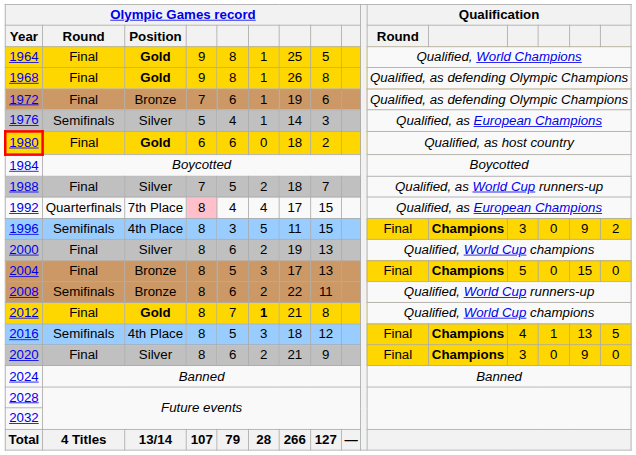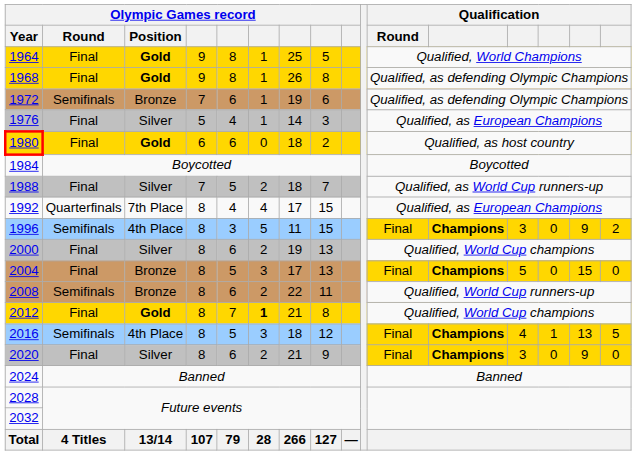(84, 99) Final -> (84, 99) Semifinals
(84, 120) Semifinals -> (84, 120) Final
(202, 207) pink background -> (202, 207) no background
